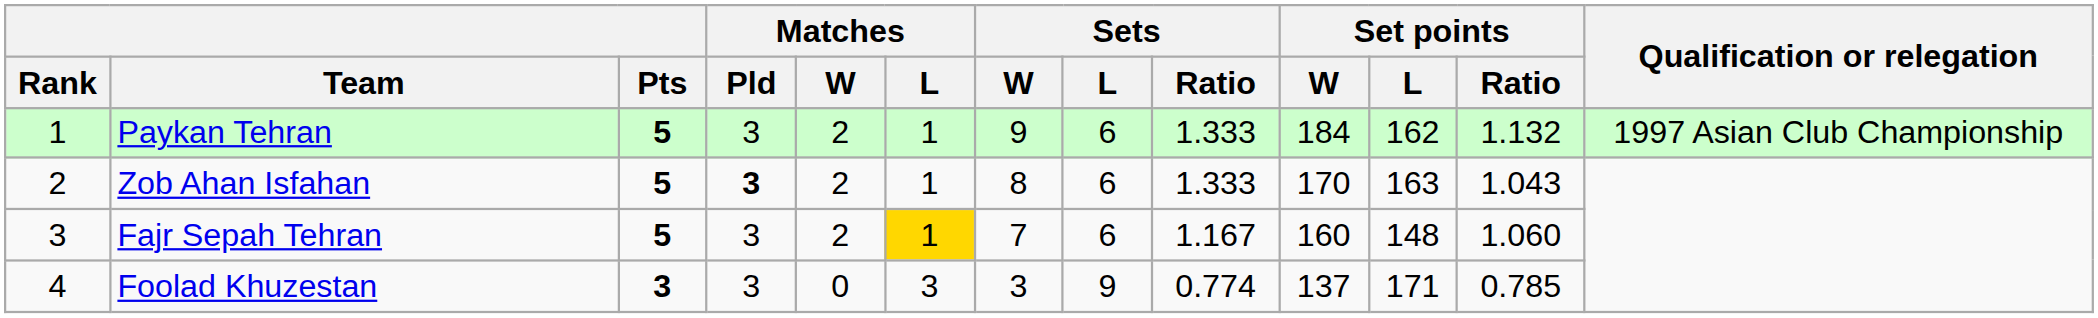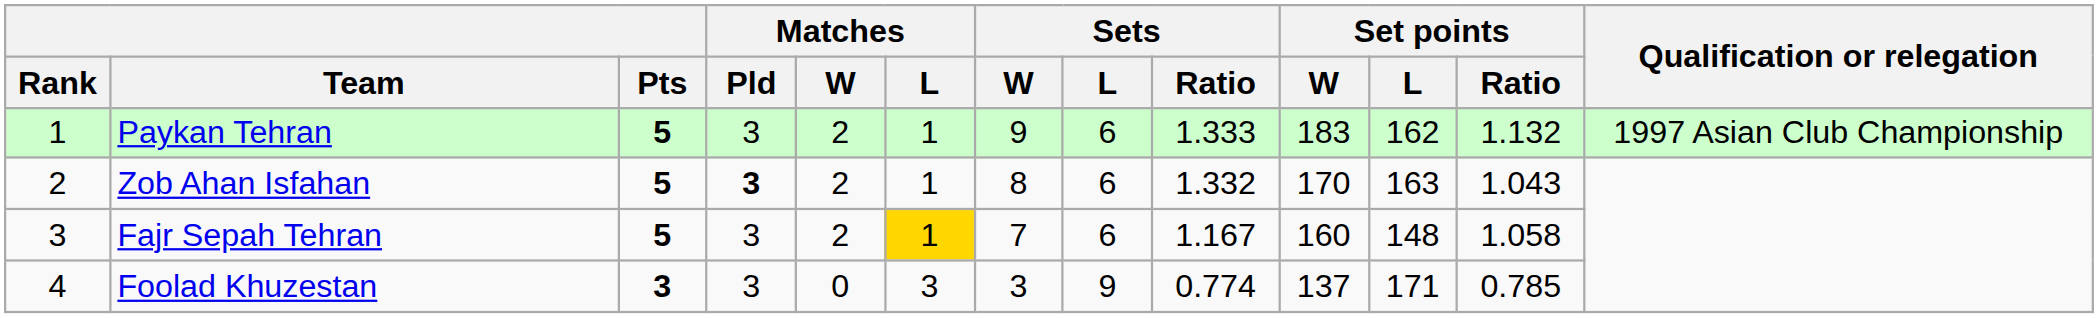(1324, 133) 184 -> (1324, 133) 183
(1216, 184) 1.333 -> (1216, 184) 1.332
(1521, 235) 1.060 -> (1521, 235) 1.058
